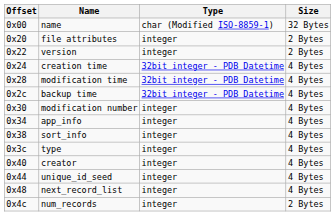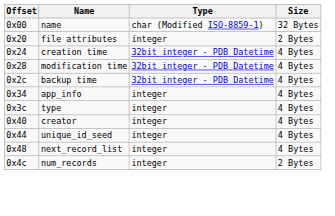- row: (59, 53)
- row: (89, 108)
- row: (64, 135)
